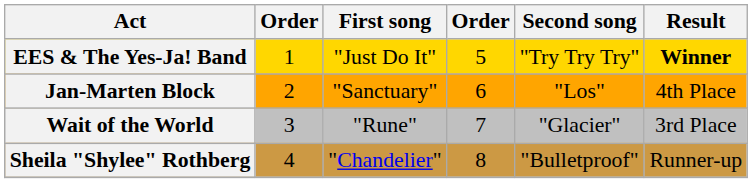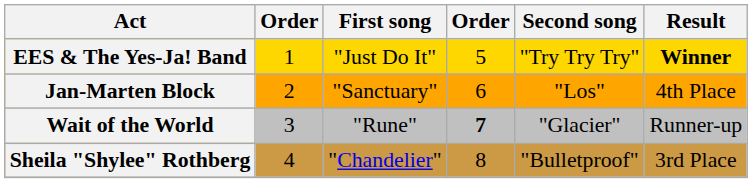(481, 125) normal -> (481, 125) bold
(696, 125) 3rd Place -> (696, 125) Runner-up
(696, 159) Runner-up -> (696, 159) 3rd Place
